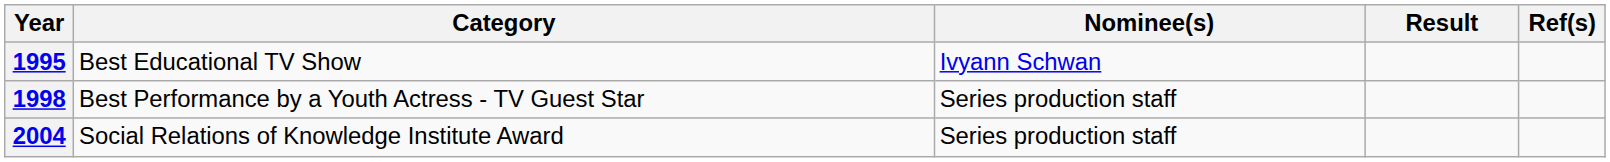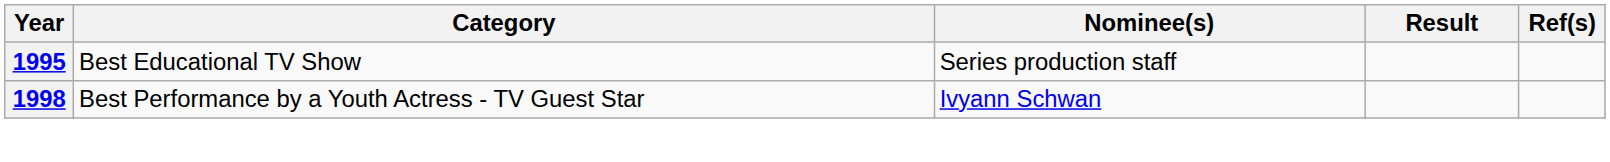(1020, 61) Ivyann Schwan -> (1058, 61) Series production staff
(1058, 99) Series production staff -> (1020, 99) Ivyann Schwan
- row: (39, 136)
